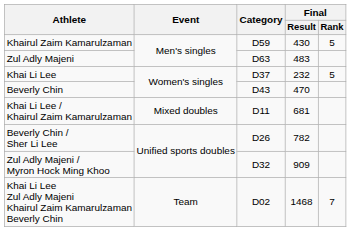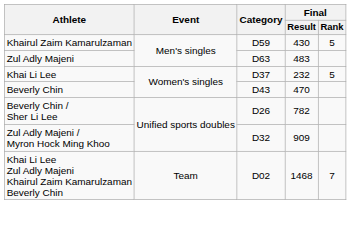- row: (69, 111)
